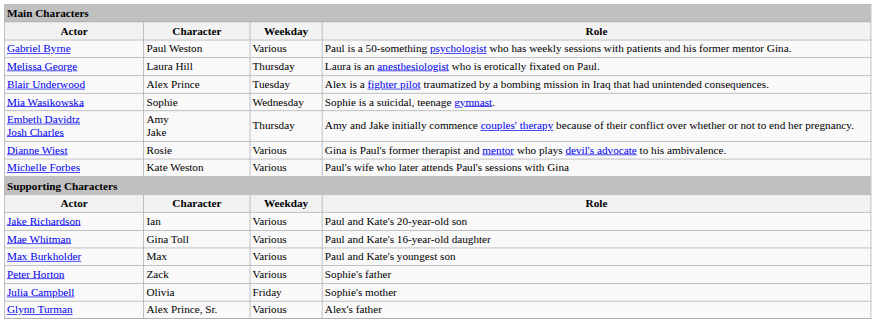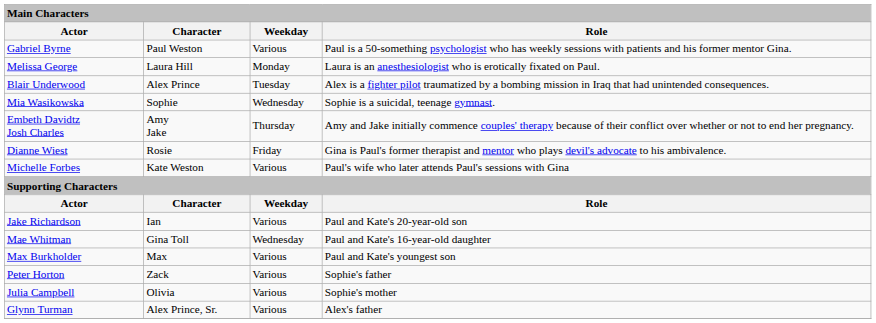(274, 66) Thursday -> (271, 66) Monday
(270, 150) Various -> (267, 150) Friday
(270, 239) Various -> (278, 239) Wednesday
(267, 292) Friday -> (270, 292) Various
